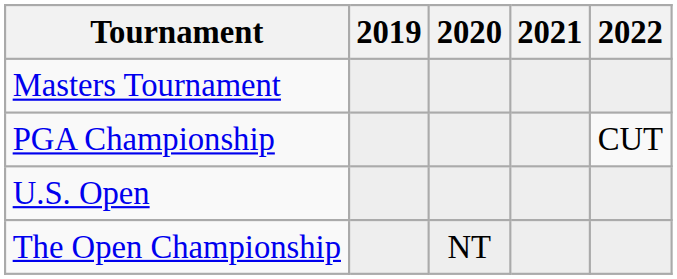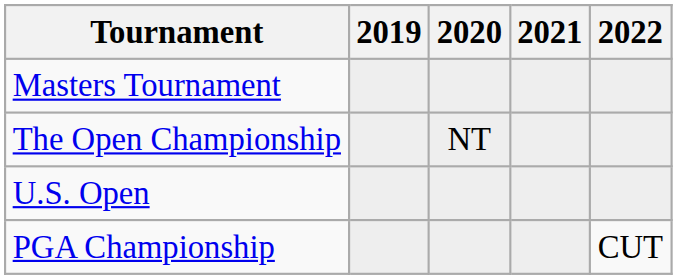rows swapped: (144, 139) <-> (177, 247)
